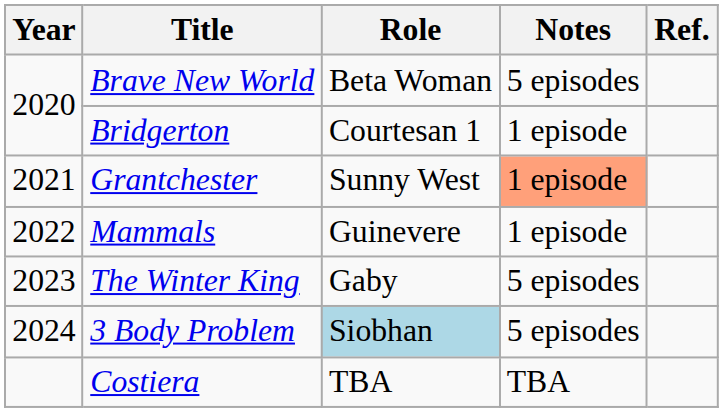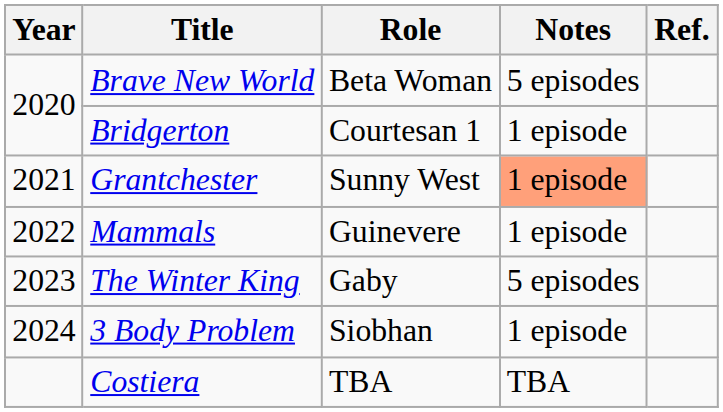(381, 331) lightblue background -> (381, 331) no background
(573, 331) 5 episodes -> (567, 331) 1 episode
